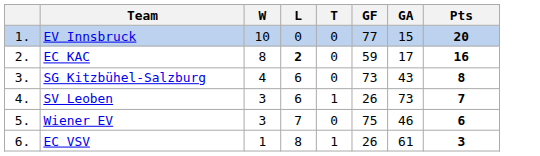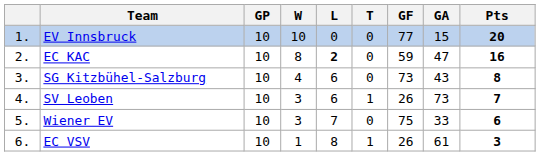+ column: (262, 15)
(406, 57) 17 -> (441, 57) 47
(406, 120) 46 -> (441, 120) 33
